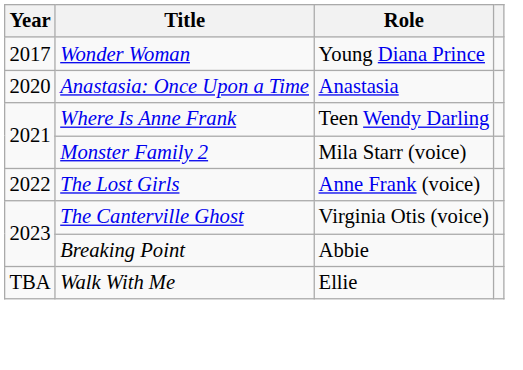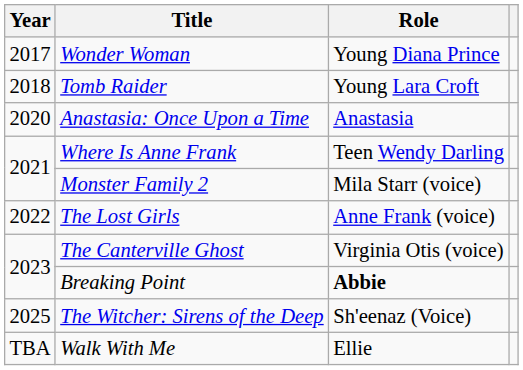+ row: (113, 86)
(344, 250) normal -> (360, 282) bold
+ row: (192, 315)
